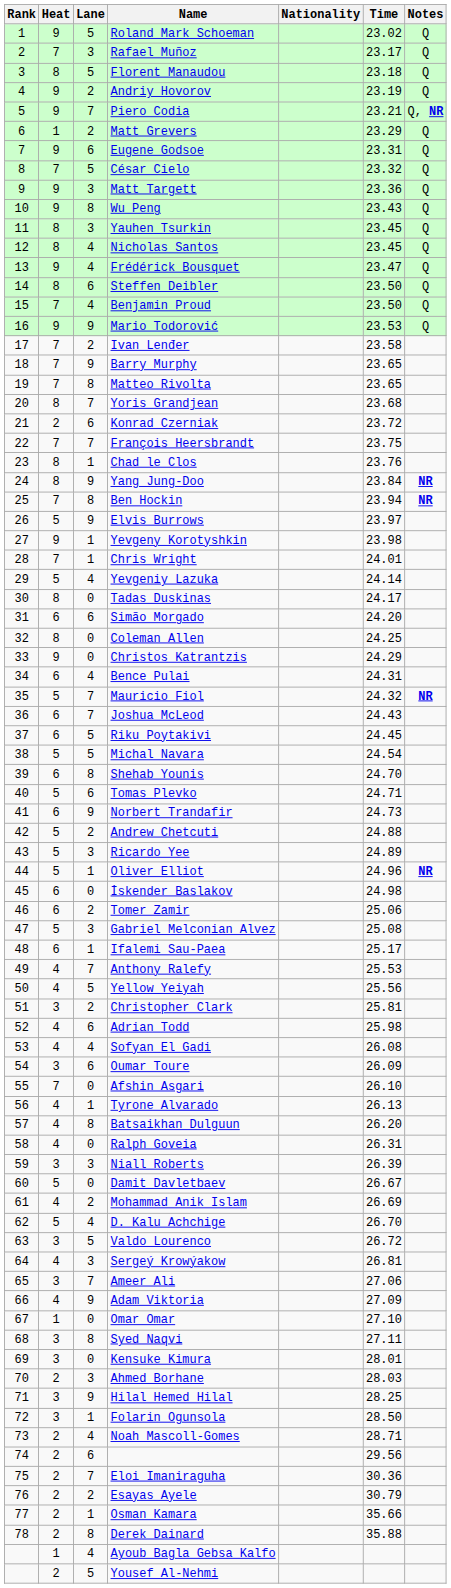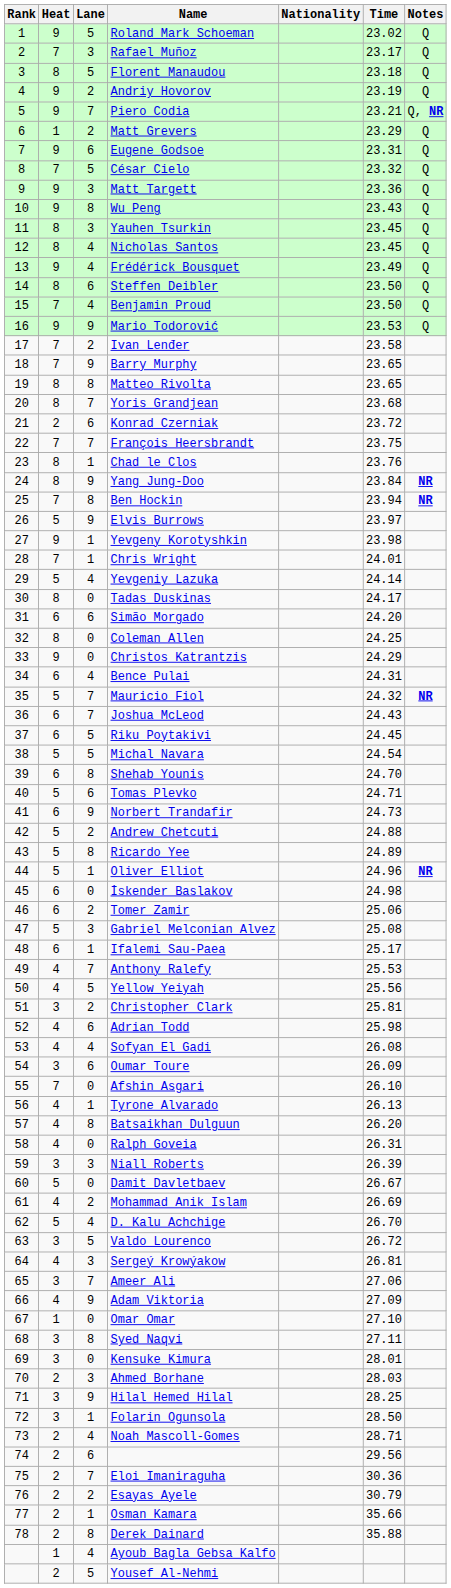(384, 268) 23.47 -> (384, 268) 23.49
(56, 385) 7 -> (56, 385) 8
(90, 852) 3 -> (90, 852) 8
